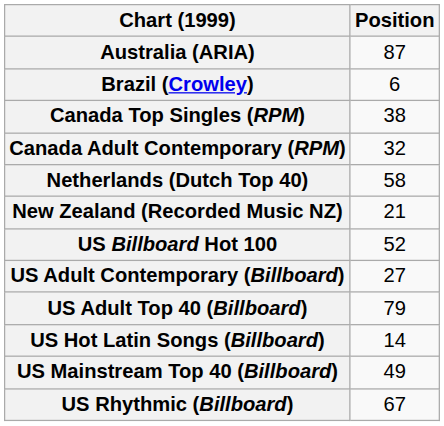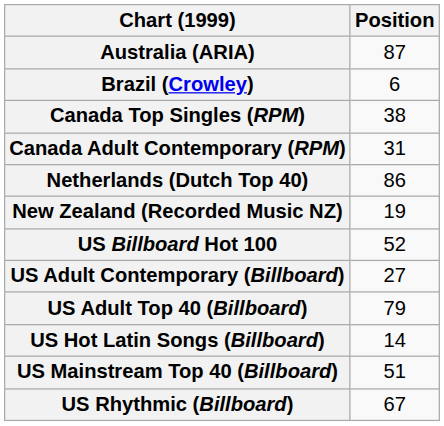(395, 148) 32 -> (395, 148) 31
(395, 180) 58 -> (395, 180) 86
(395, 212) 21 -> (395, 212) 19
(395, 372) 49 -> (395, 372) 51
